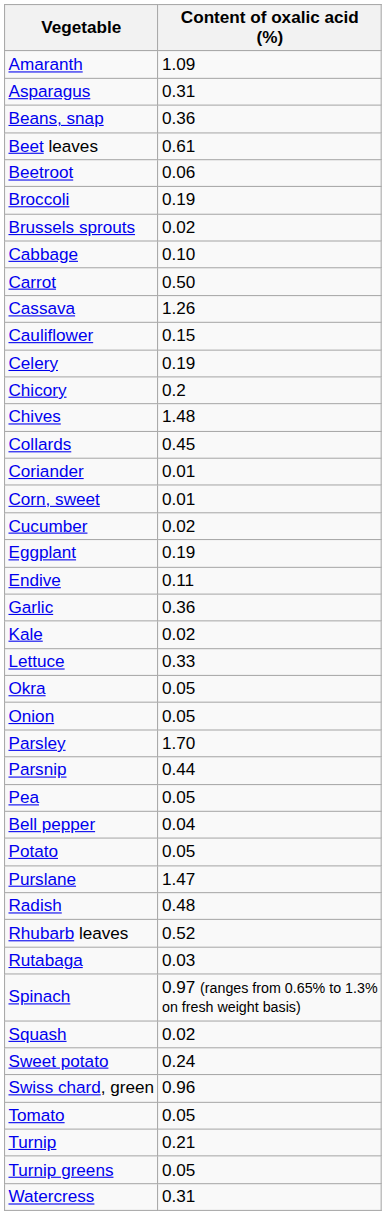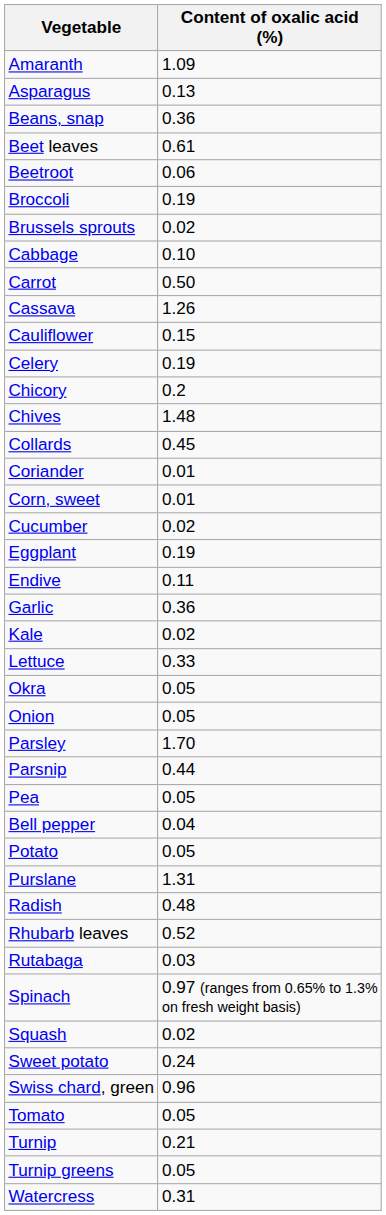(179, 91) 0.31 -> (179, 91) 0.13
(179, 879) 1.47 -> (179, 879) 1.31
